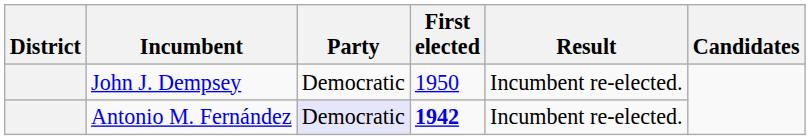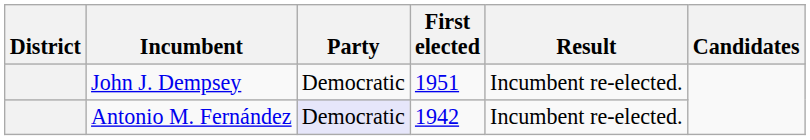(437, 81) 1950 -> (437, 81) 1951
(437, 116) bold -> (437, 116) normal
